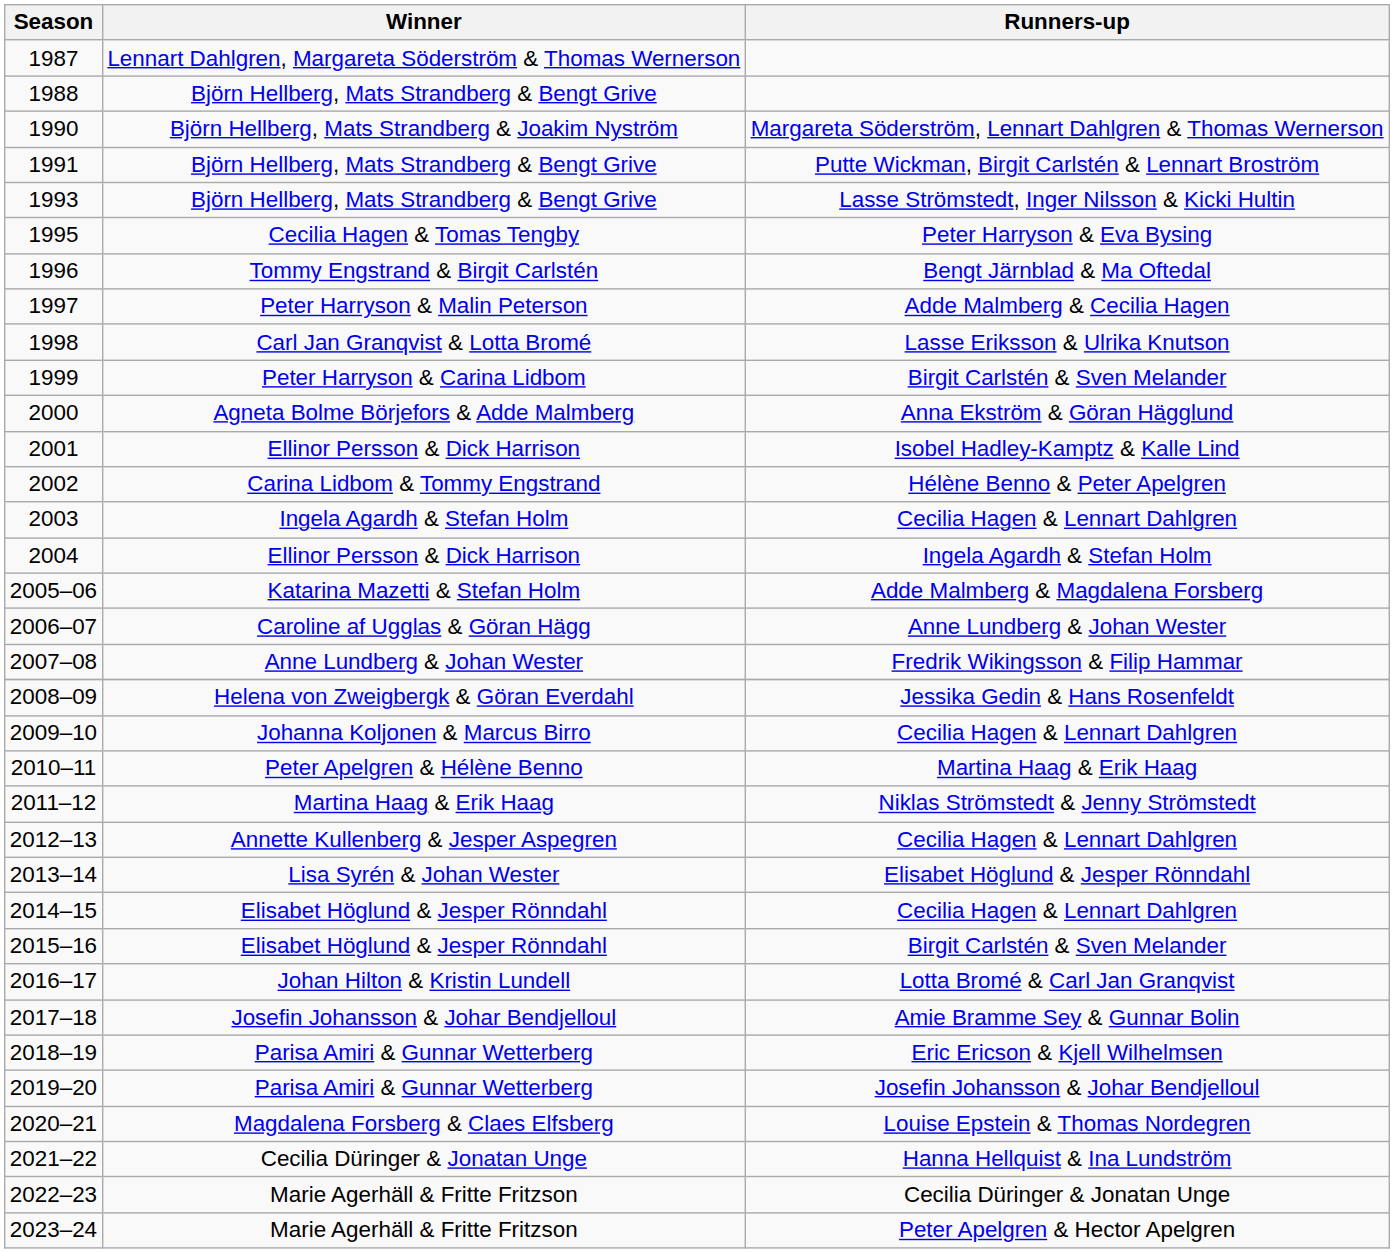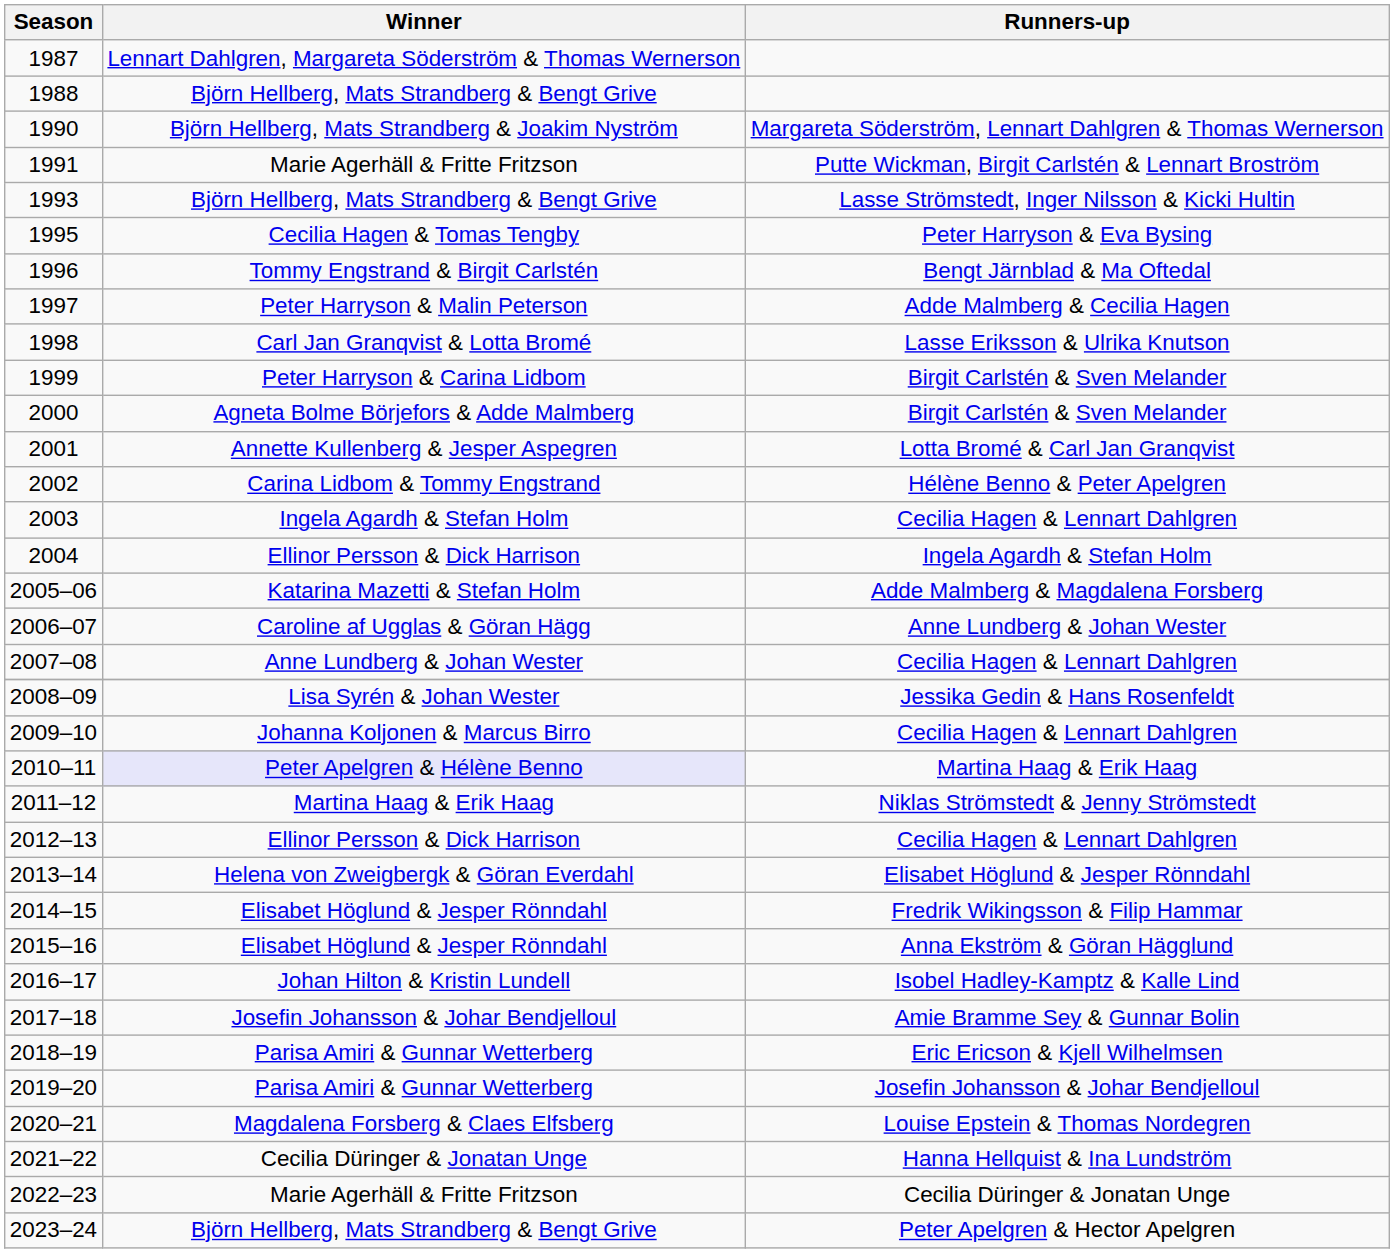(424, 164) Björn Hellberg, Mats Strandberg & Bengt Grive -> (424, 164) Marie Agerhäll & Fritte Fritzson
(1067, 413) Anna Ekström & Göran Hägglund -> (1067, 413) Birgit Carlstén & Sven Melander
(424, 448) Ellinor Persson & Dick Harrison -> (424, 448) Annette Kullenberg & Jesper Aspegren
(1067, 448) Isobel Hadley-Kamptz & Kalle Lind -> (1067, 448) Lotta Bromé & Carl Jan Granqvist
(1067, 661) Fredrik Wikingsson & Filip Hammar -> (1067, 661) Cecilia Hagen & Lennart Dahlgren
(424, 697) Helena von Zweigbergk & Göran Everdahl -> (424, 697) Lisa Syrén & Johan Wester
(424, 768) no background -> (424, 768) lavender background
(424, 839) Annette Kullenberg & Jesper Aspegren -> (424, 839) Ellinor Persson & Dick Harrison
(424, 874) Lisa Syrén & Johan Wester -> (424, 874) Helena von Zweigbergk & Göran Everdahl
(1067, 910) Cecilia Hagen & Lennart Dahlgren -> (1067, 910) Fredrik Wikingsson & Filip Hammar
(1067, 945) Birgit Carlstén & Sven Melander -> (1067, 945) Anna Ekström & Göran Hägglund
(1067, 981) Lotta Bromé & Carl Jan Granqvist -> (1067, 981) Isobel Hadley-Kamptz & Kalle Lind
(424, 1230) Marie Agerhäll & Fritte Fritzson -> (424, 1230) Björn Hellberg, Mats Strandberg & Bengt Grive
